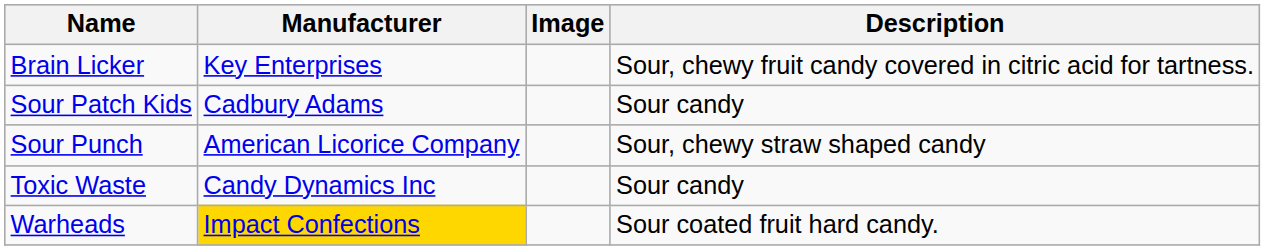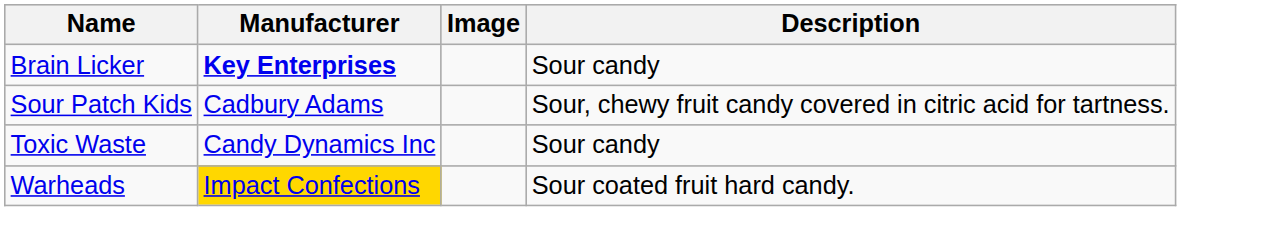(293, 64) normal -> (300, 64) bold
(935, 64) Sour, chewy fruit candy covered in citric acid for tartness. -> (596, 64) Sour candy
(680, 104) Sour candy -> (851, 104) Sour, chewy fruit candy covered in citric acid for tartness.
- row: (77, 144)
